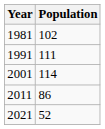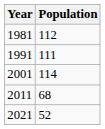(48, 34) 102 -> (48, 34) 112
(45, 94) 86 -> (45, 94) 68
